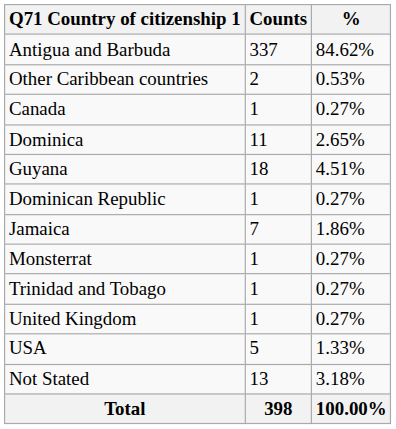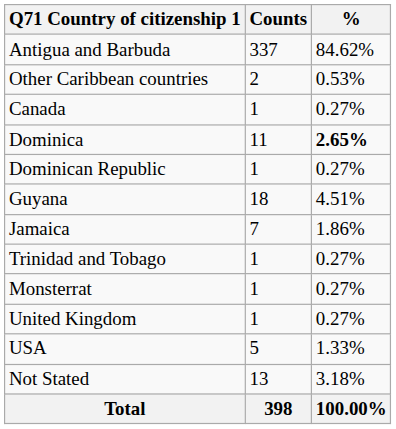(340, 139) normal -> (342, 139) bold
rows swapped: (87, 199) <-> (38, 169)
rows swapped: (50, 259) <-> (87, 288)
